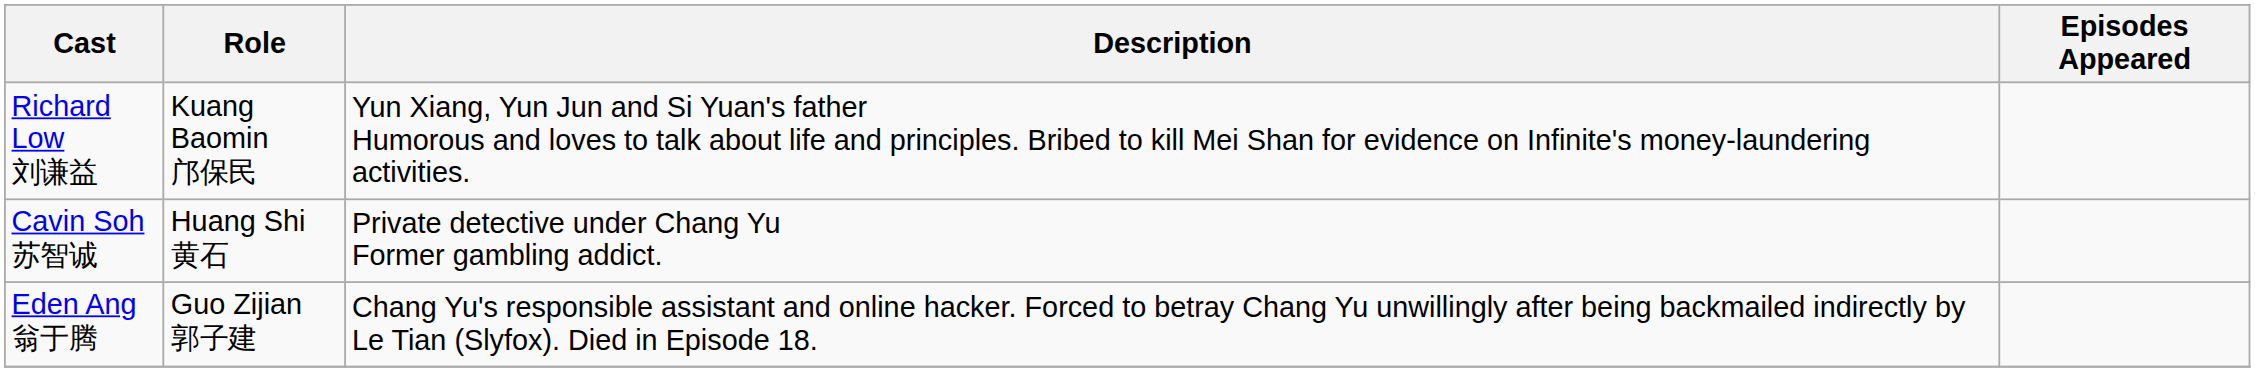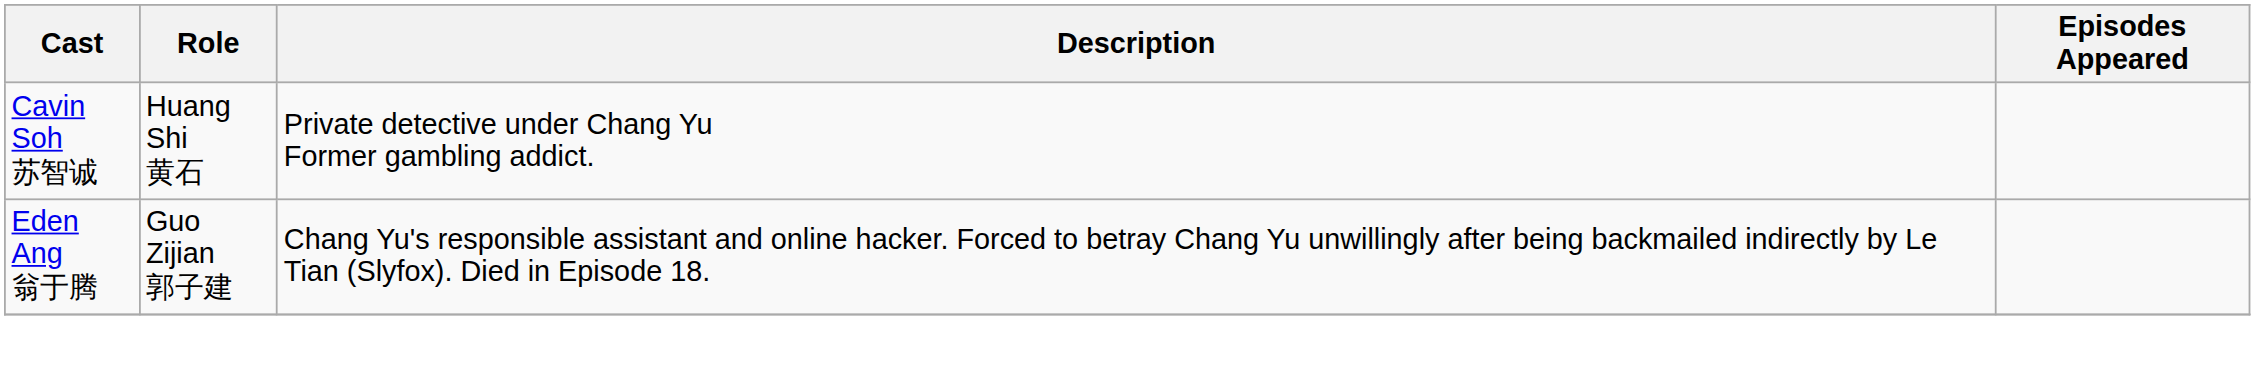- row: (61, 138)
